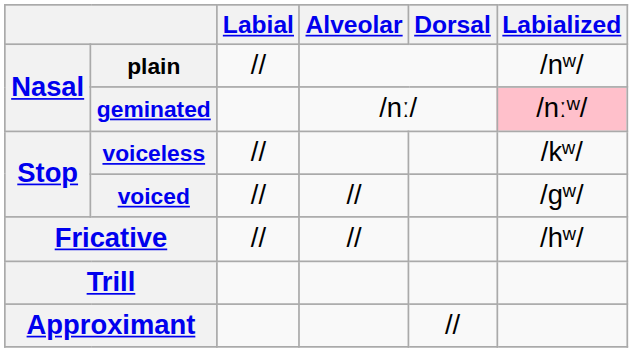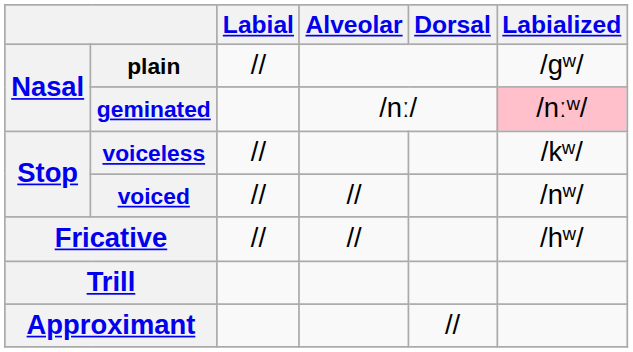(562, 65) /nʷ/ -> (562, 65) /ɡʷ/
(562, 195) /ɡʷ/ -> (562, 195) /nʷ/
